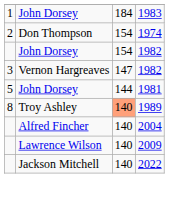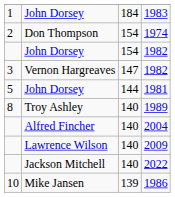(124, 107) lightsalmon background -> (130, 107) no background
+ row: (54, 182)
